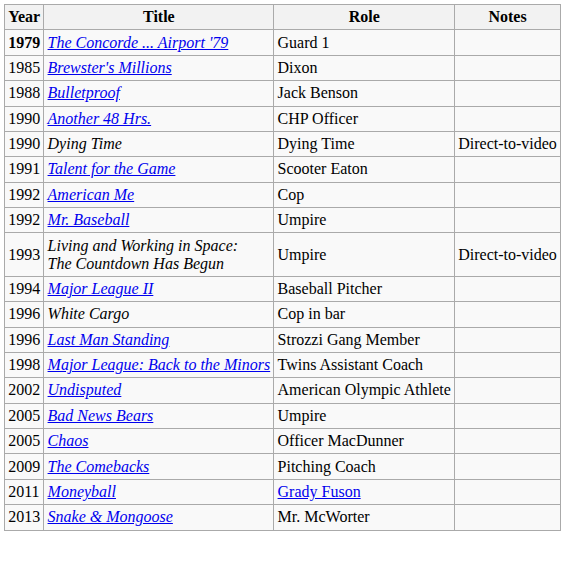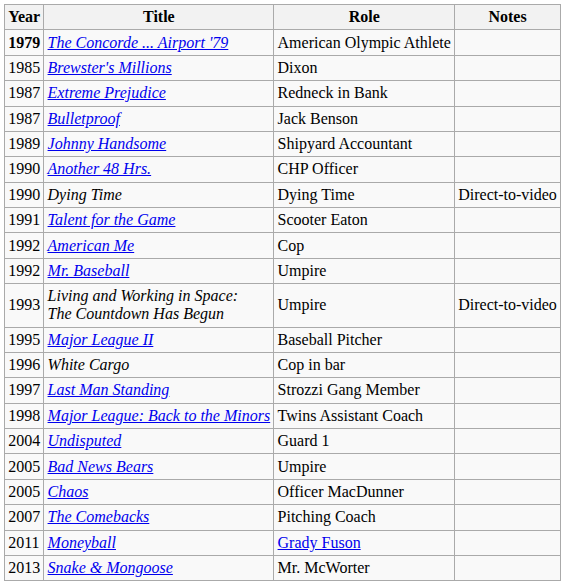(304, 42) Guard 1 -> (364, 42) American Olympic Athlete
+ row: (107, 93)
(24, 93) 1988 -> (24, 118) 1987
+ row: (107, 144)
(24, 288) 1994 -> (24, 339) 1995
(24, 339) 1996 -> (24, 390) 1997
(24, 390) 2002 -> (24, 441) 2004
(364, 390) American Olympic Athlete -> (304, 441) Guard 1
(24, 466) 2009 -> (24, 517) 2007
